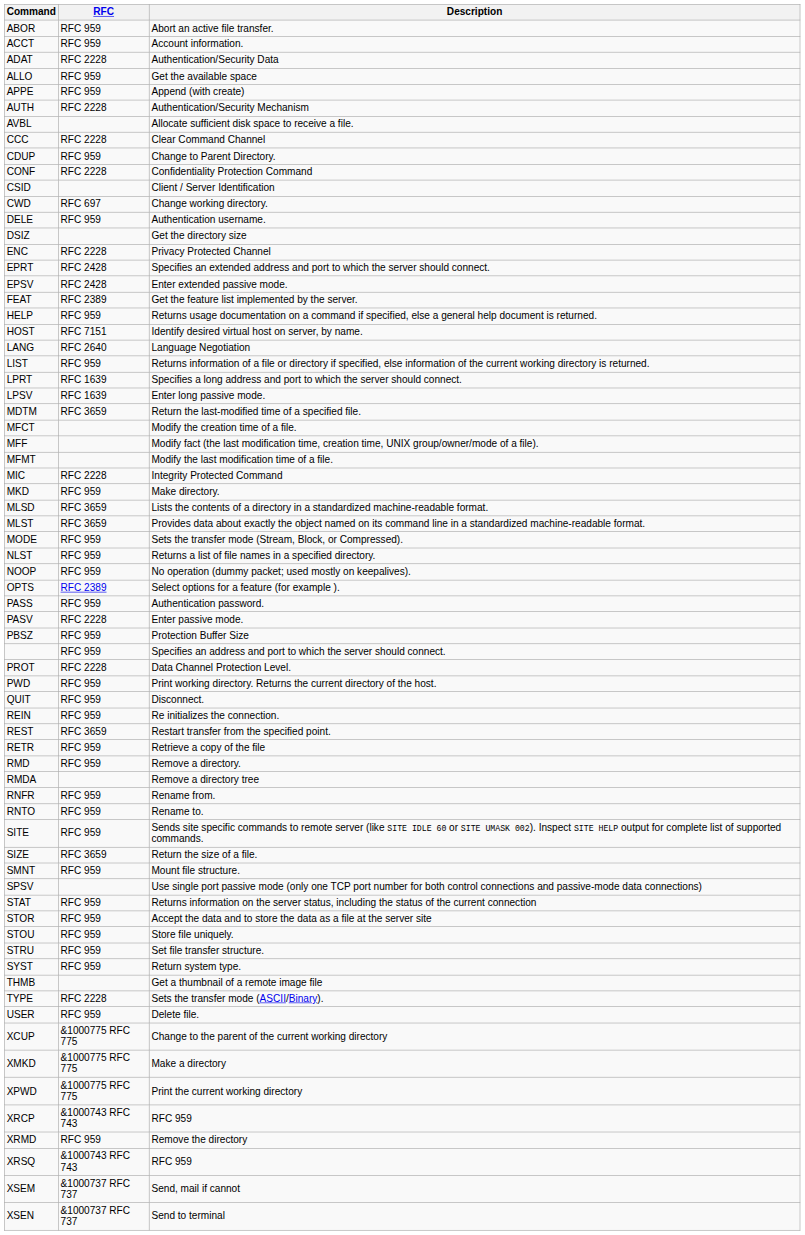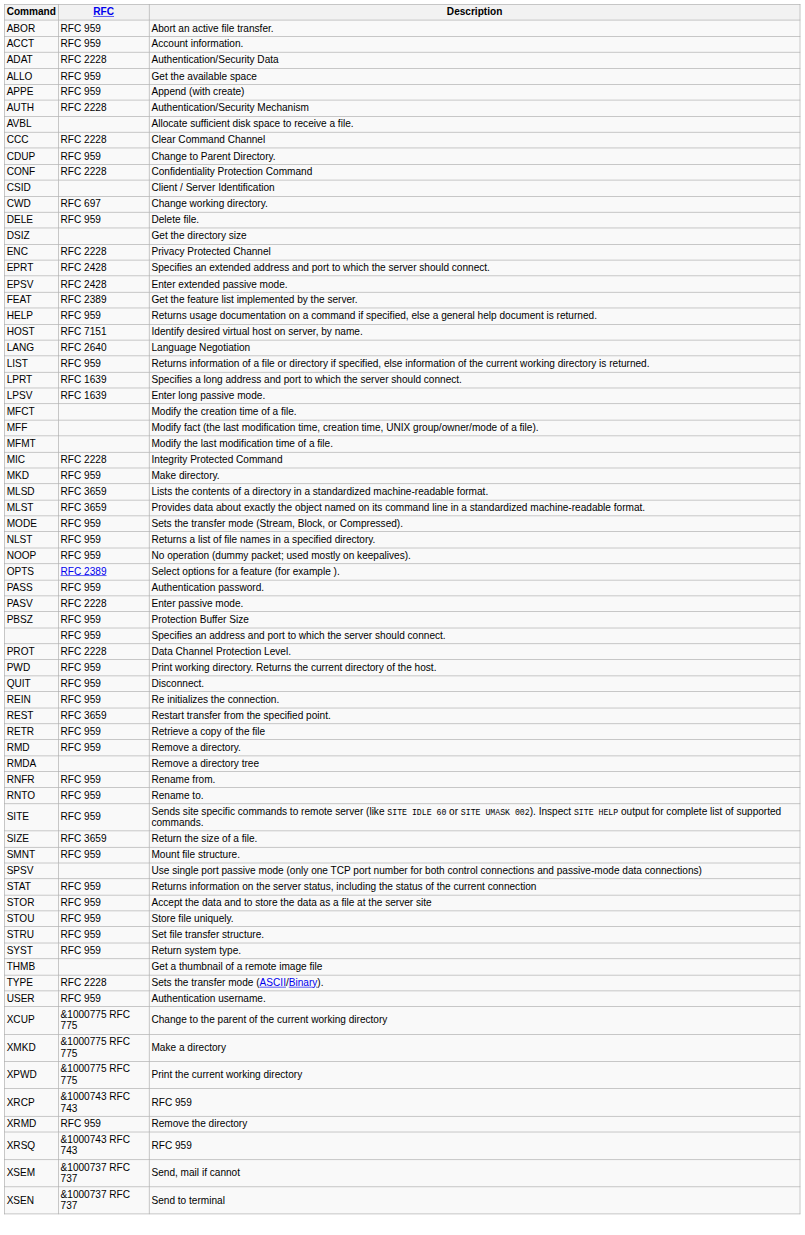(209, 220) Authentication username. -> (175, 220) Delete file.
- row: (22, 412)
(175, 1014) Delete file. -> (209, 998) Authentication username.
